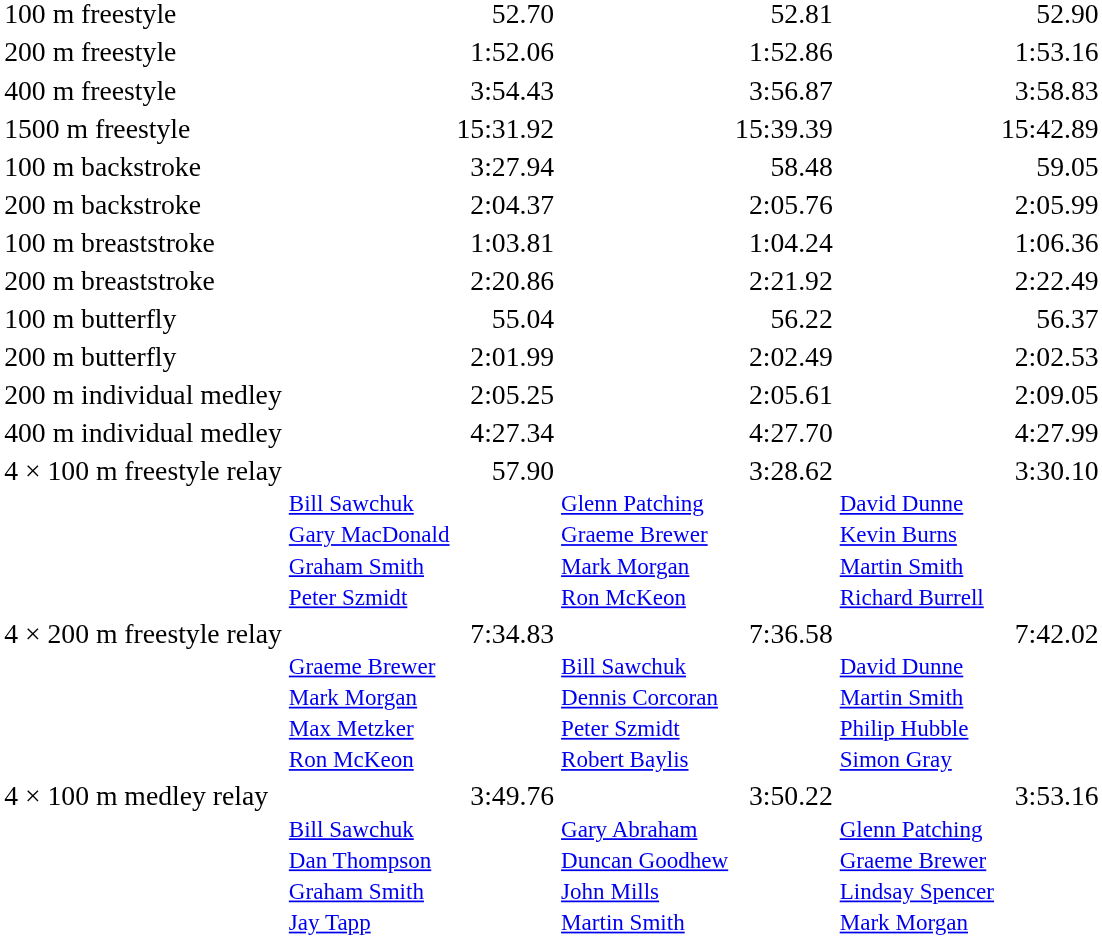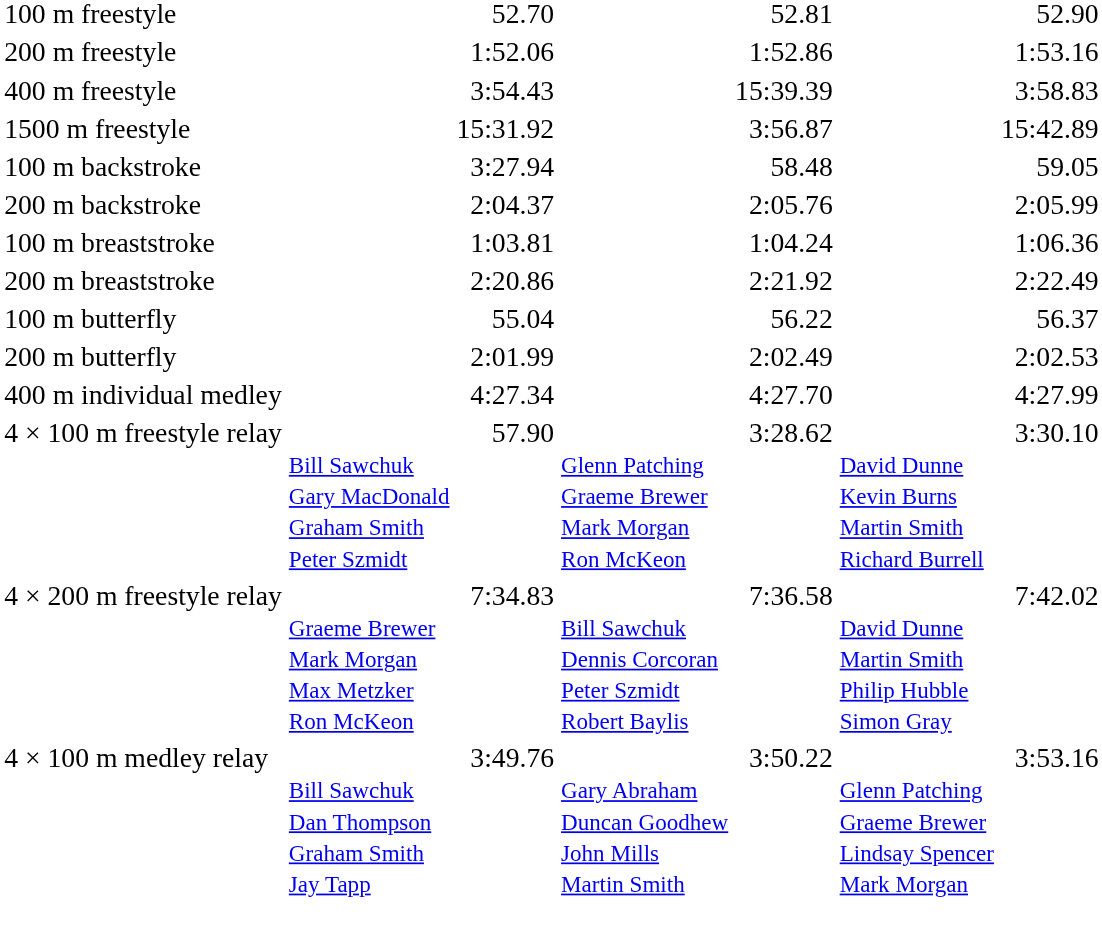(791, 90) 3:56.87 -> (784, 90) 15:39.39
(784, 128) 15:39.39 -> (791, 128) 3:56.87
- row: (143, 394)
